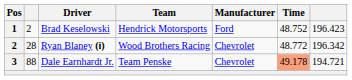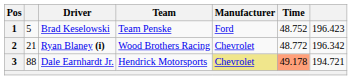(29, 29) 2 -> (29, 29) 5
(163, 29) Hendrick Motorsports -> (145, 29) Team Penske
(31, 46) 28 -> (31, 46) 21
(145, 62) Team Penske -> (163, 62) Hendrick Motorsports
(234, 62) no background -> (234, 62) khaki background
